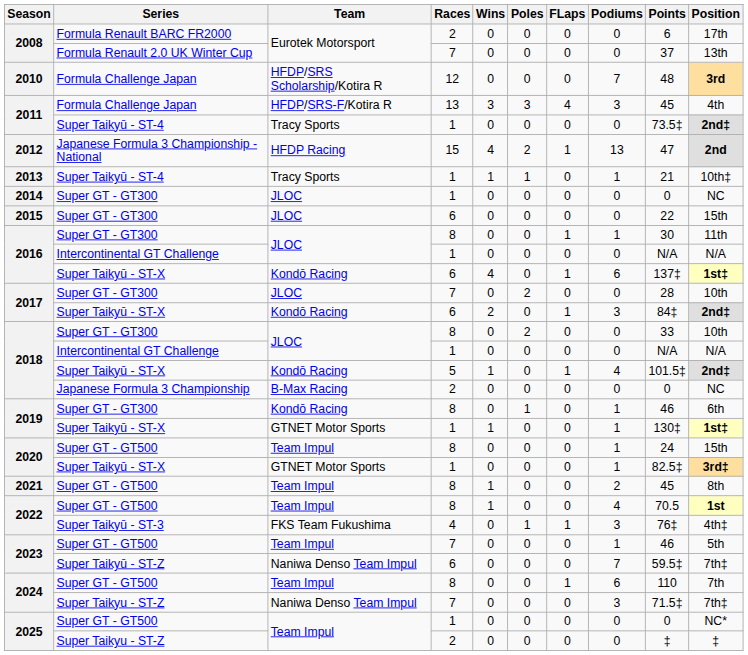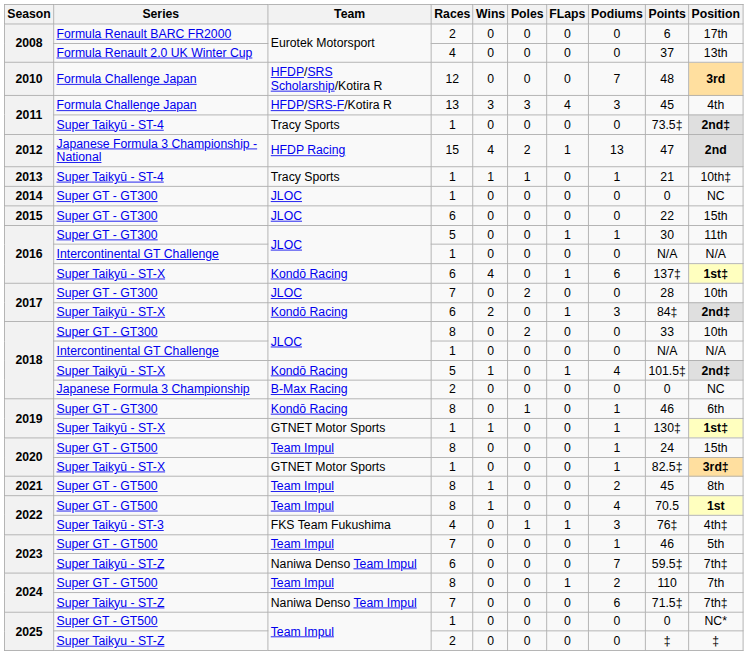(452, 53) 7 -> (452, 53) 4
(452, 235) 8 -> (452, 235) 5
(617, 583) 6 -> (617, 583) 2
(617, 602) 3 -> (617, 602) 6
